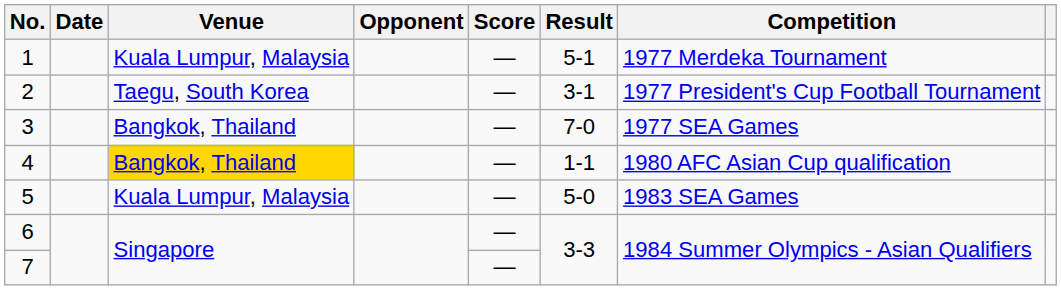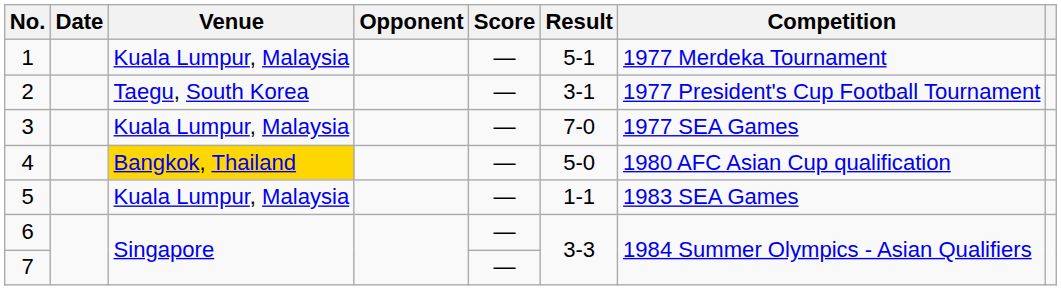(205, 127) Bangkok, Thailand -> (231, 127) Kuala Lumpur, Malaysia
(579, 162) 1-1 -> (579, 162) 5-0
(579, 197) 5-0 -> (579, 197) 1-1
